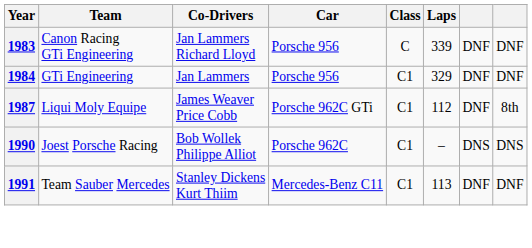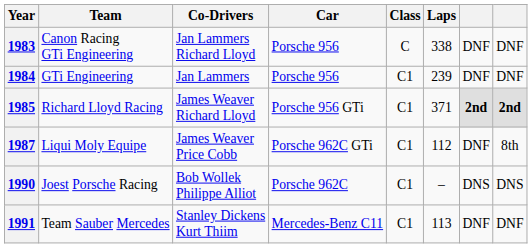(442, 46) 339 -> (442, 46) 338
(442, 77) 329 -> (442, 77) 239
+ row: (21, 108)
